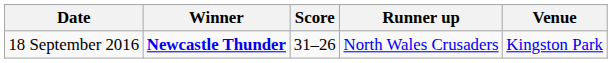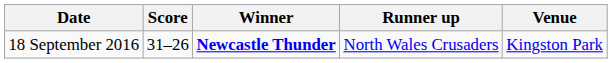columns swapped: (216, 17) <-> (315, 17)
